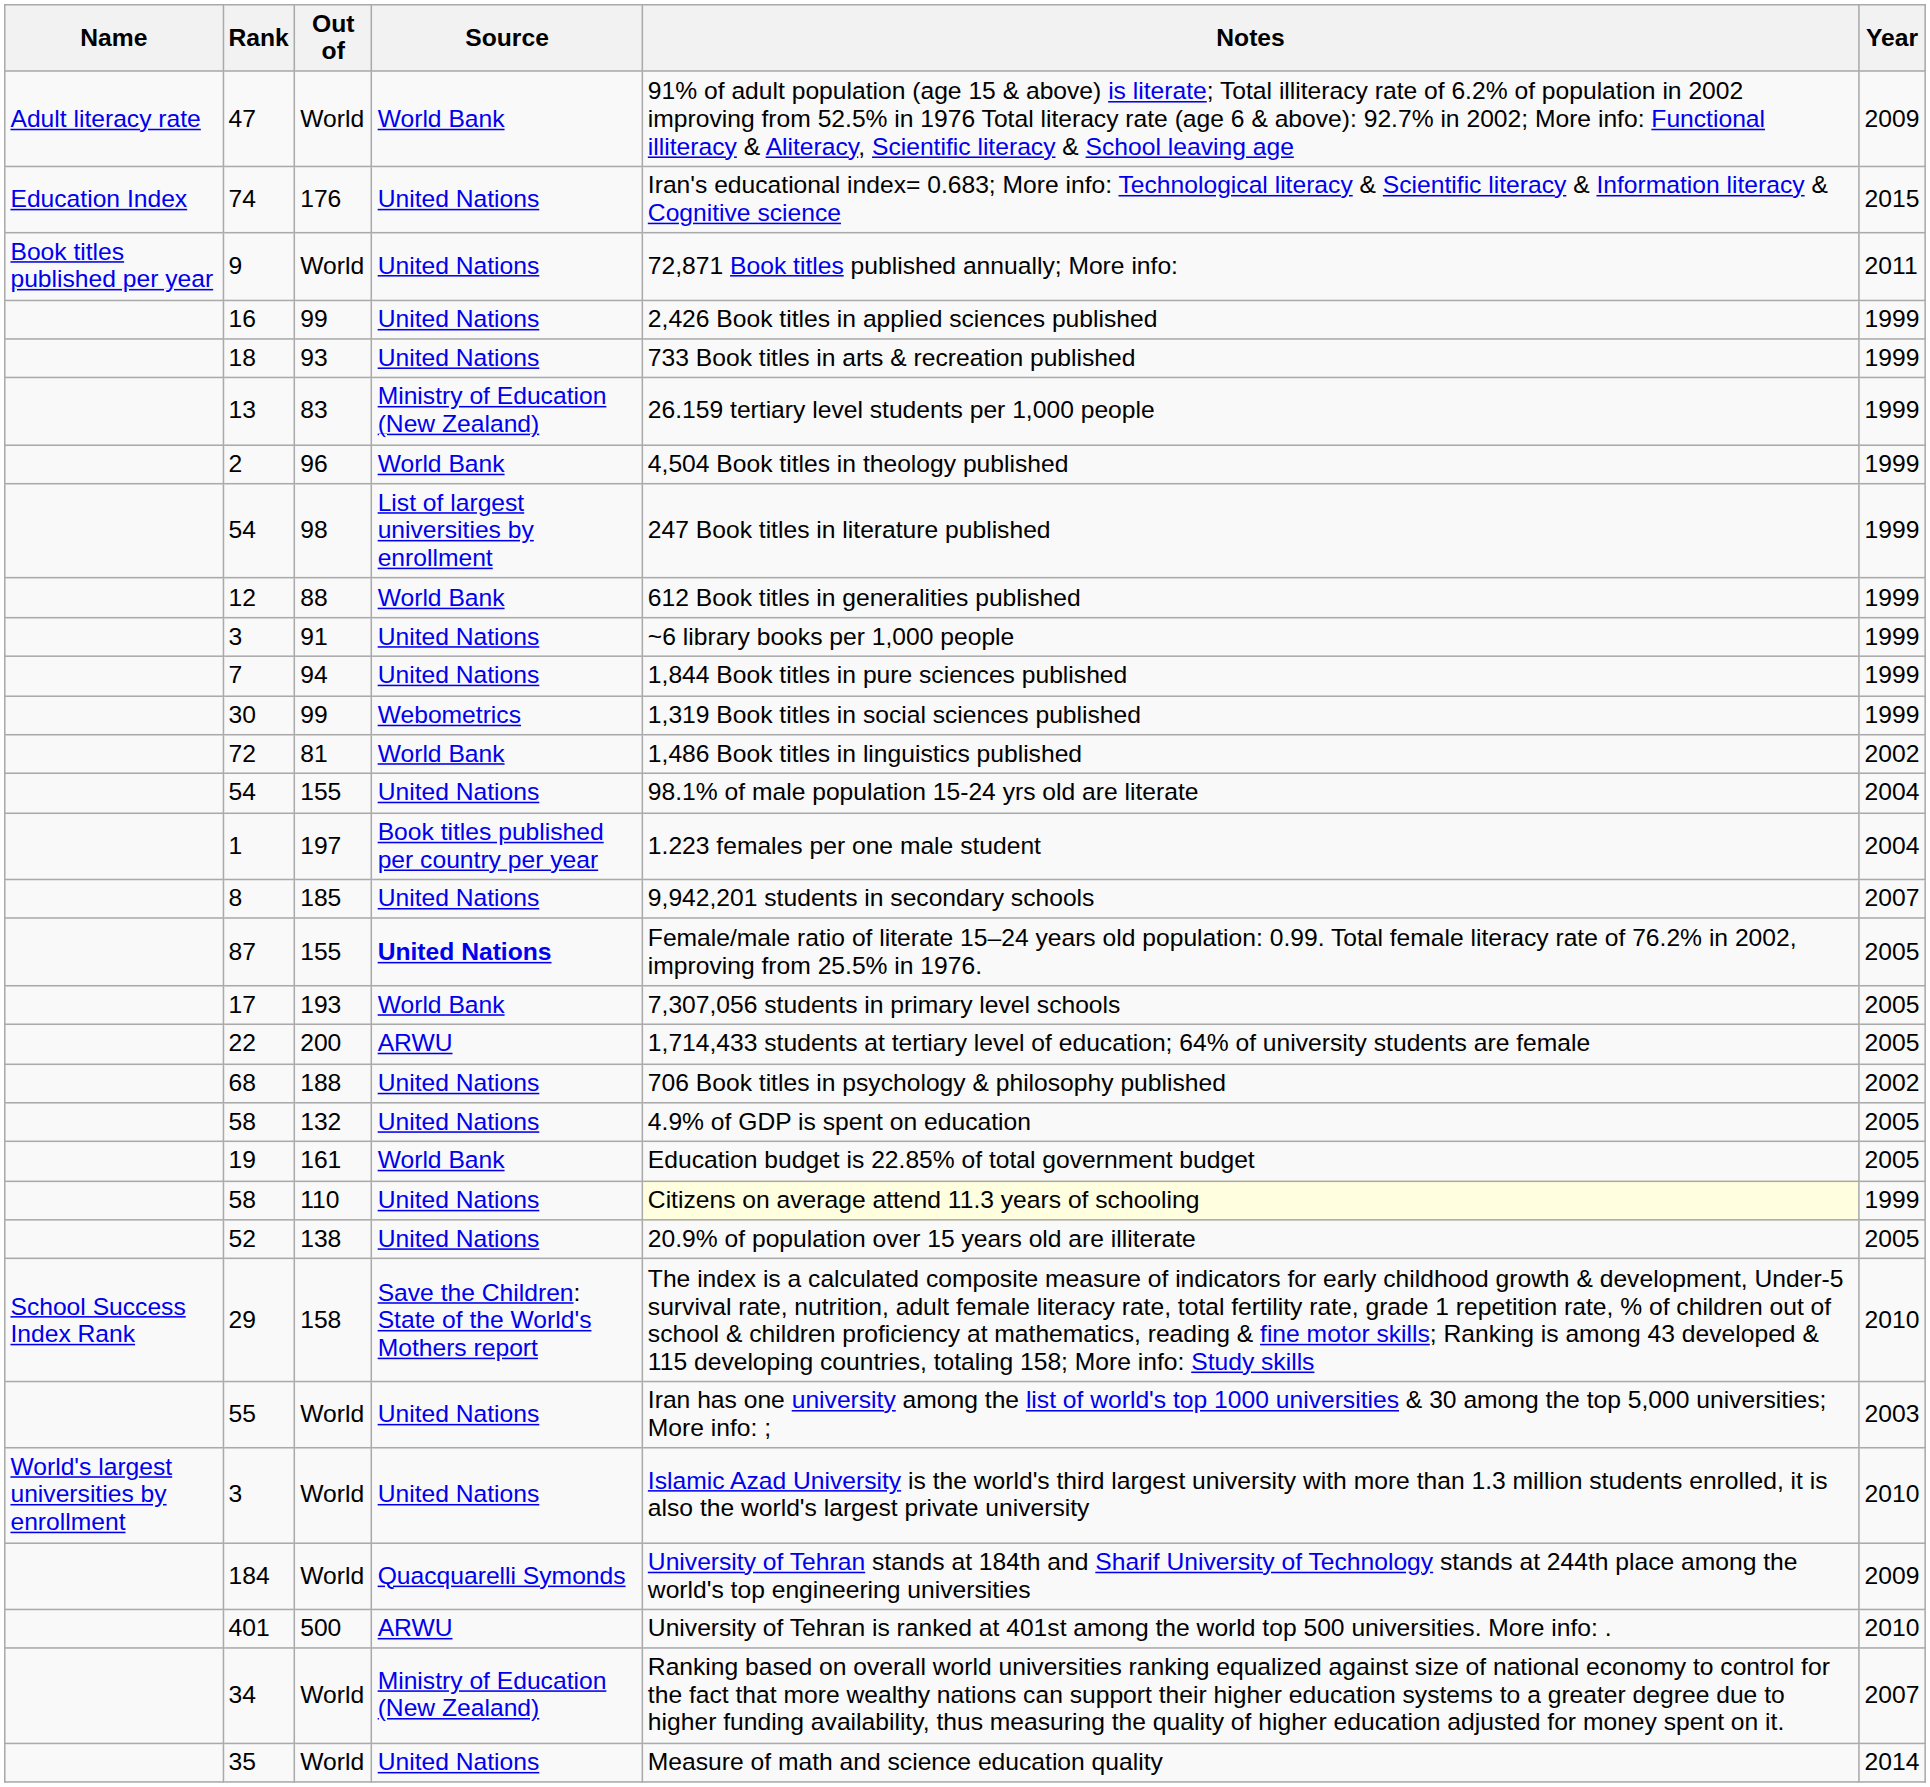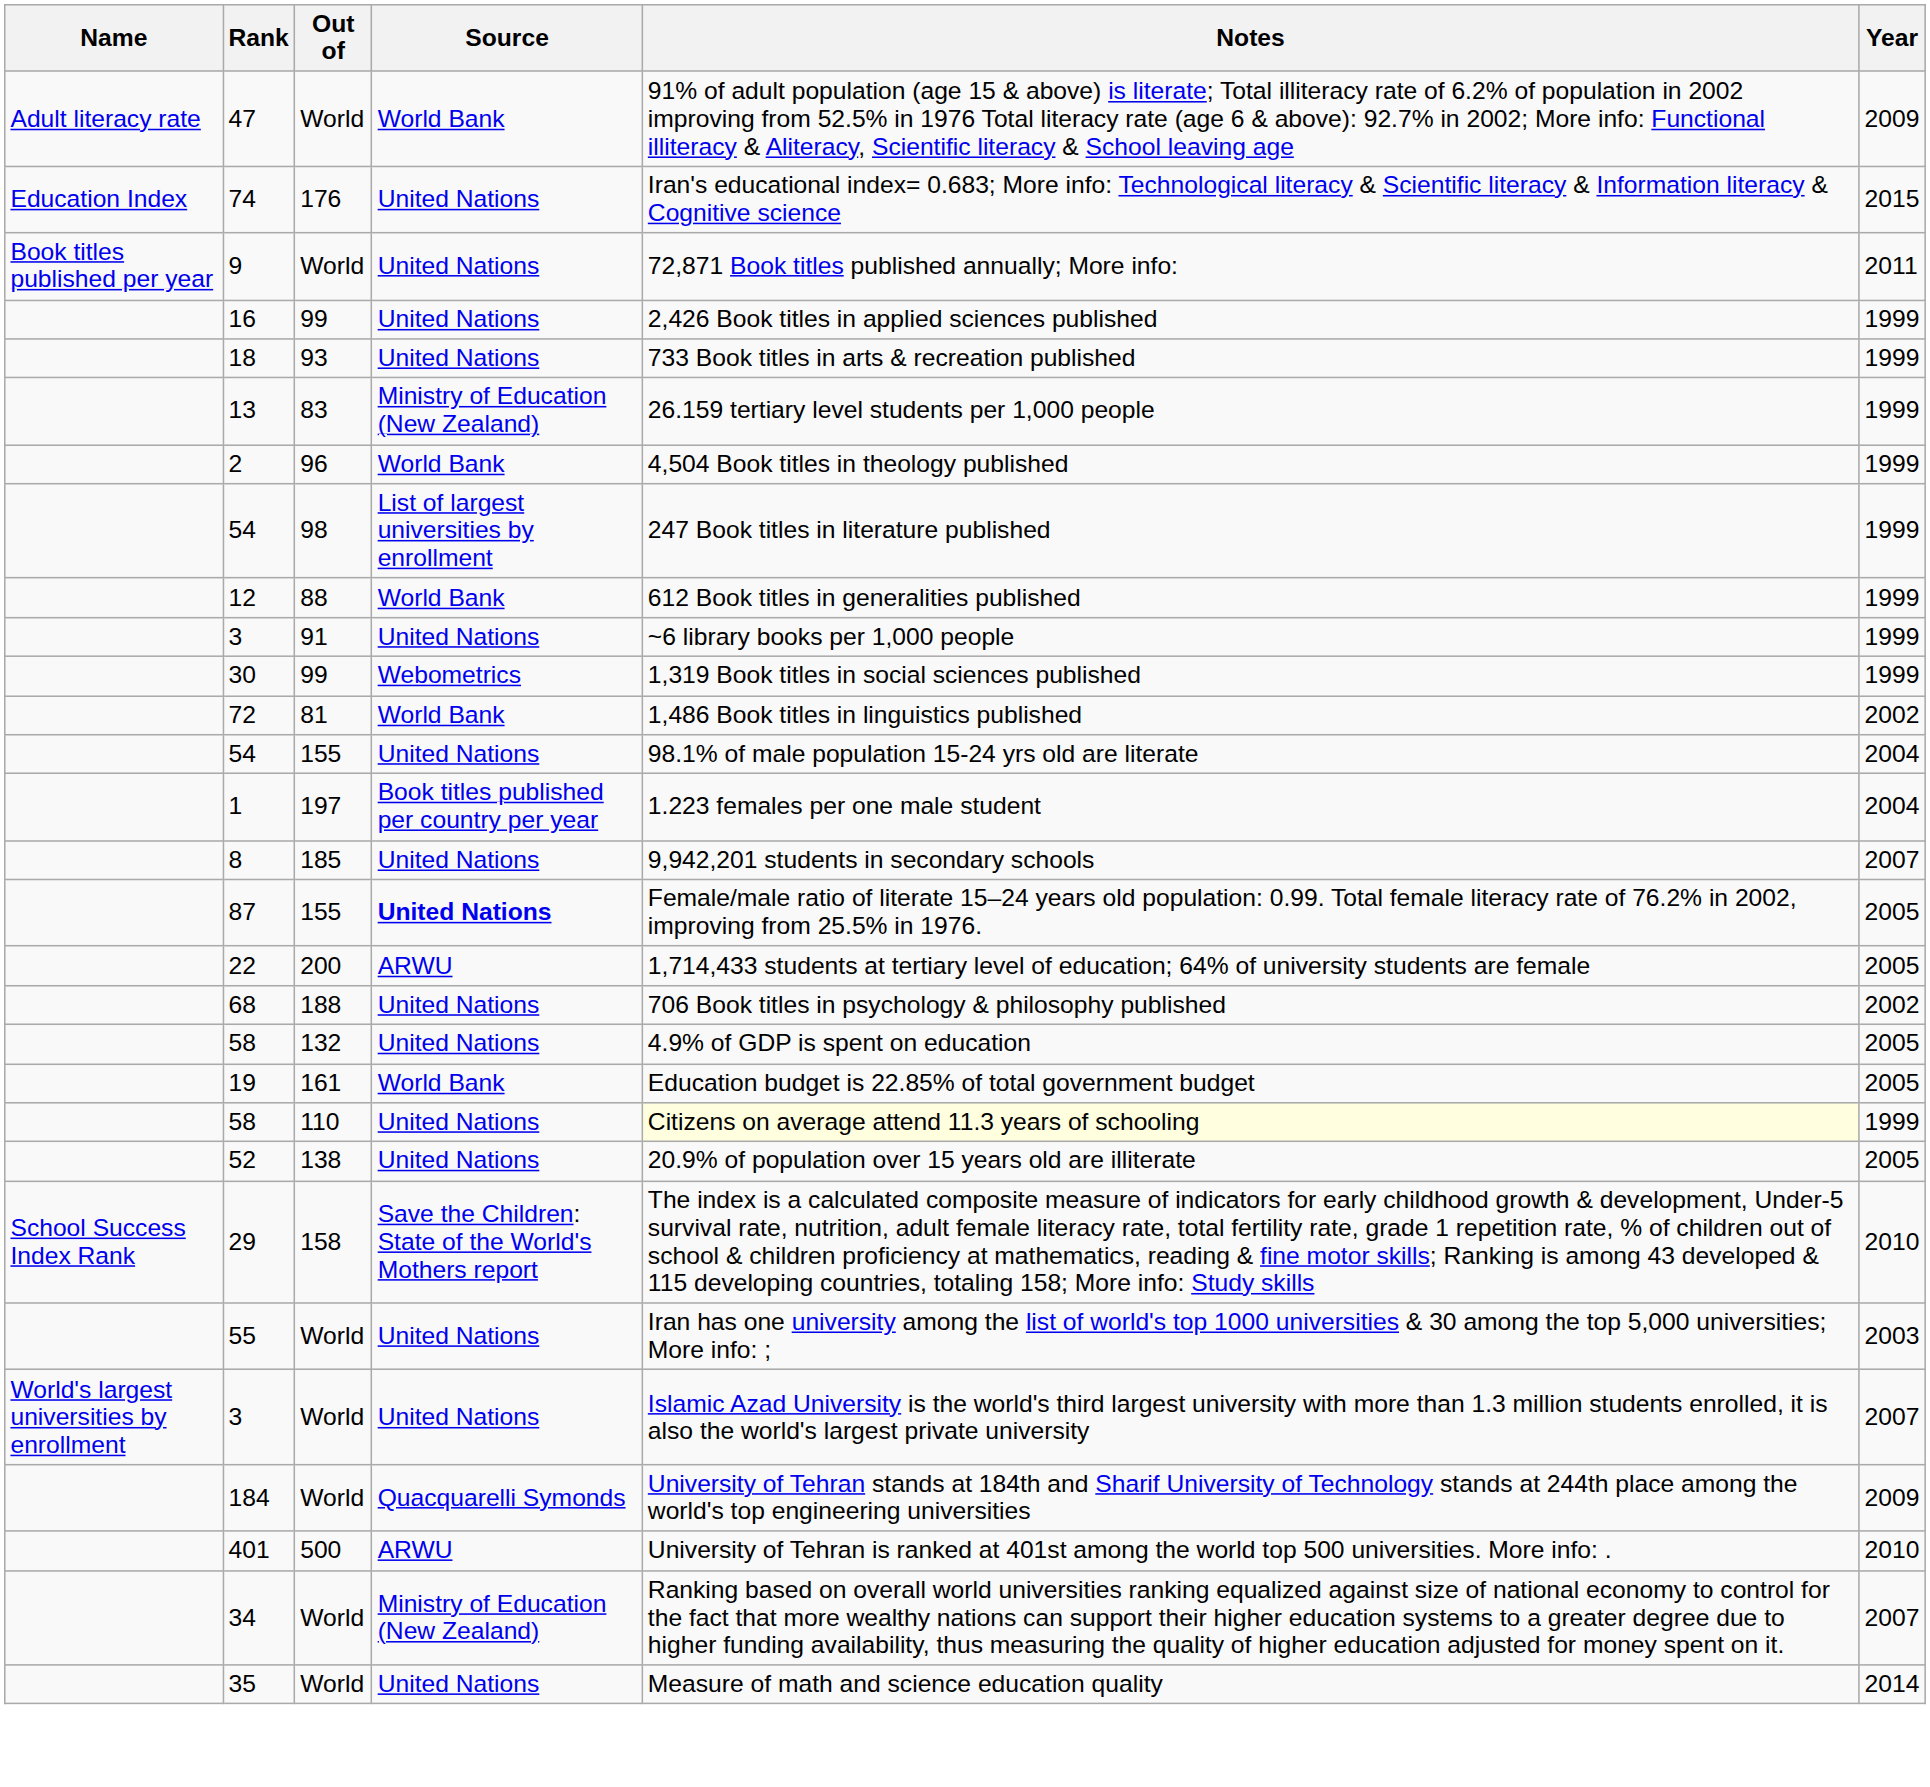- row: (235, 675)
- row: (242, 1004)
(1892, 1494) 2010 -> (1892, 1416) 2007
